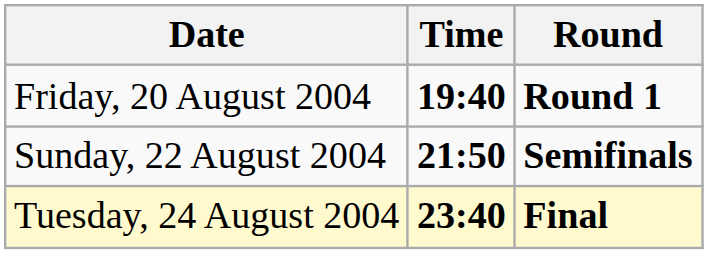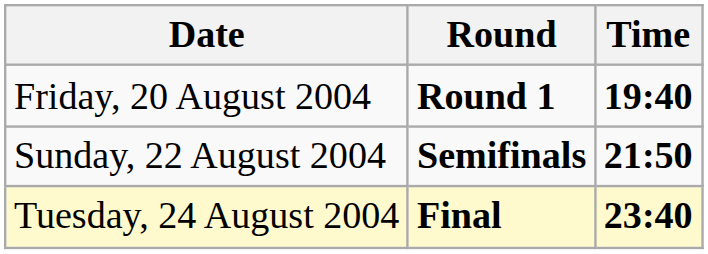columns swapped: (461, 34) <-> (608, 34)
